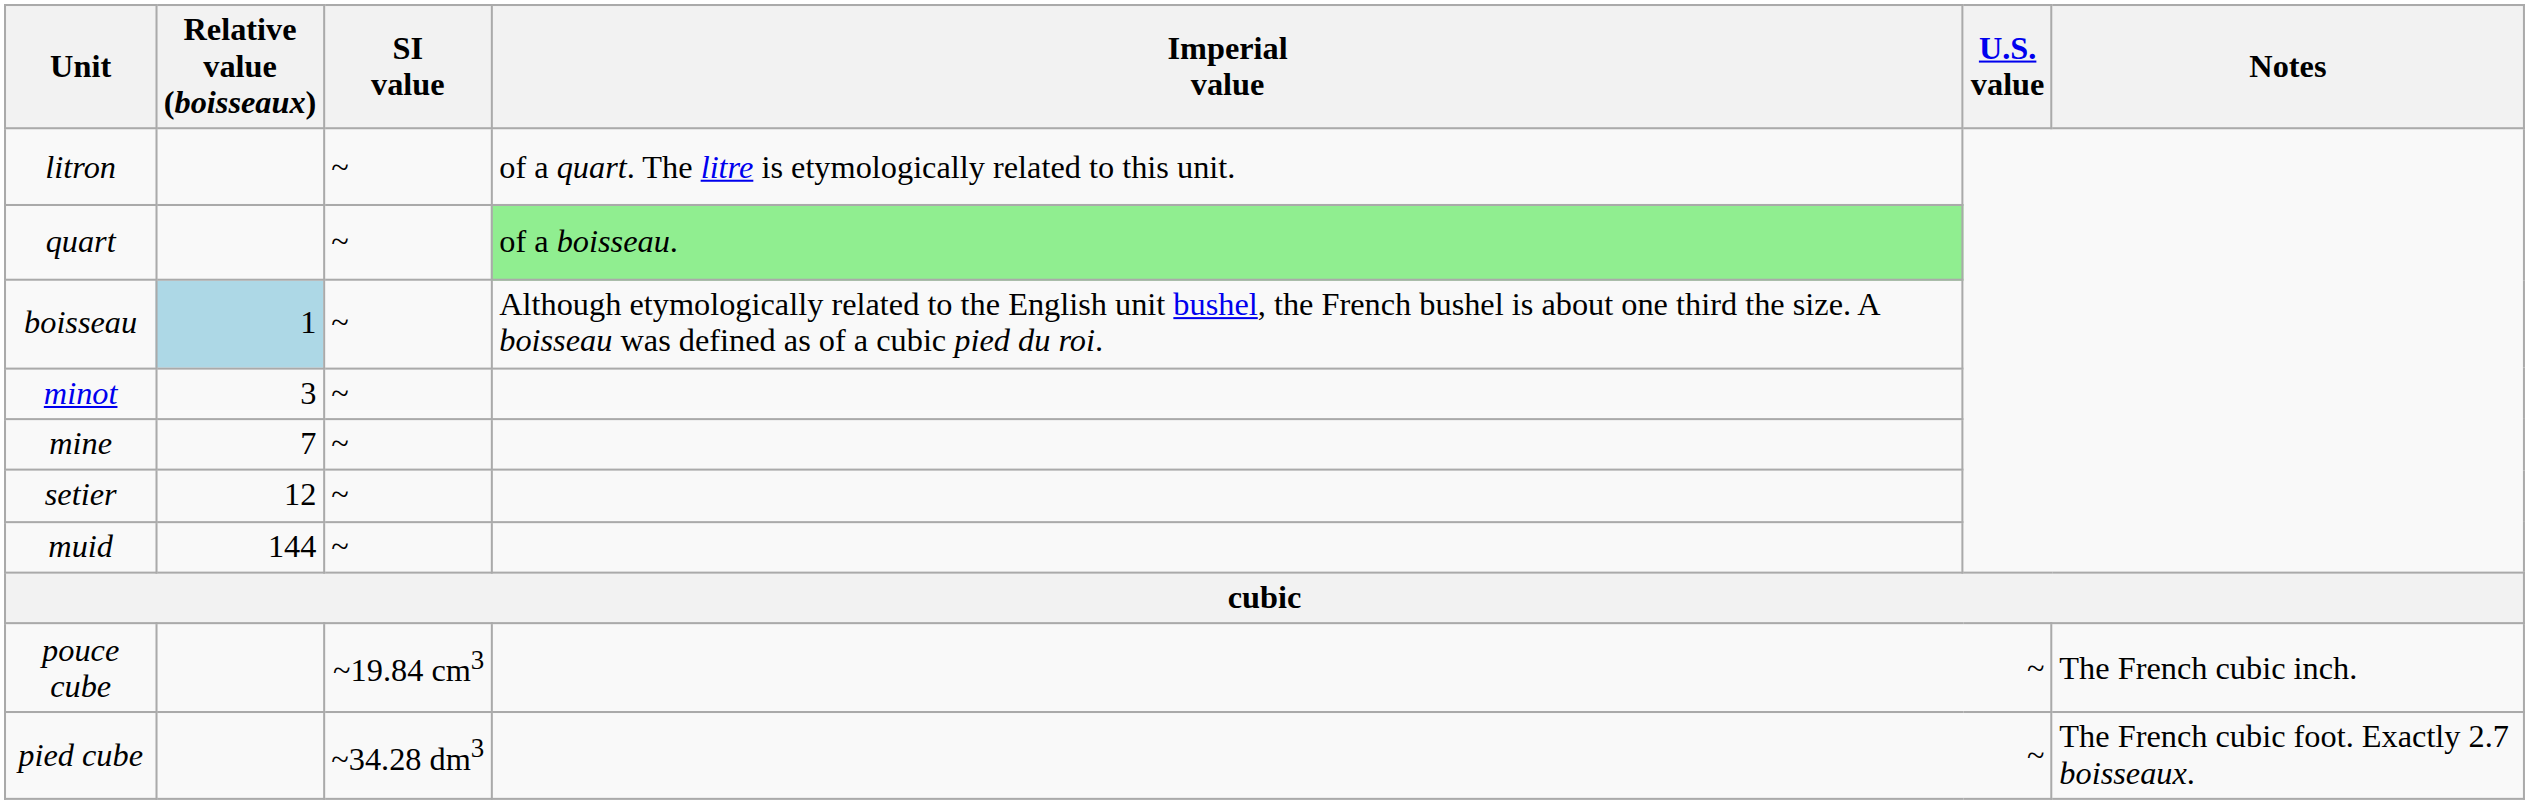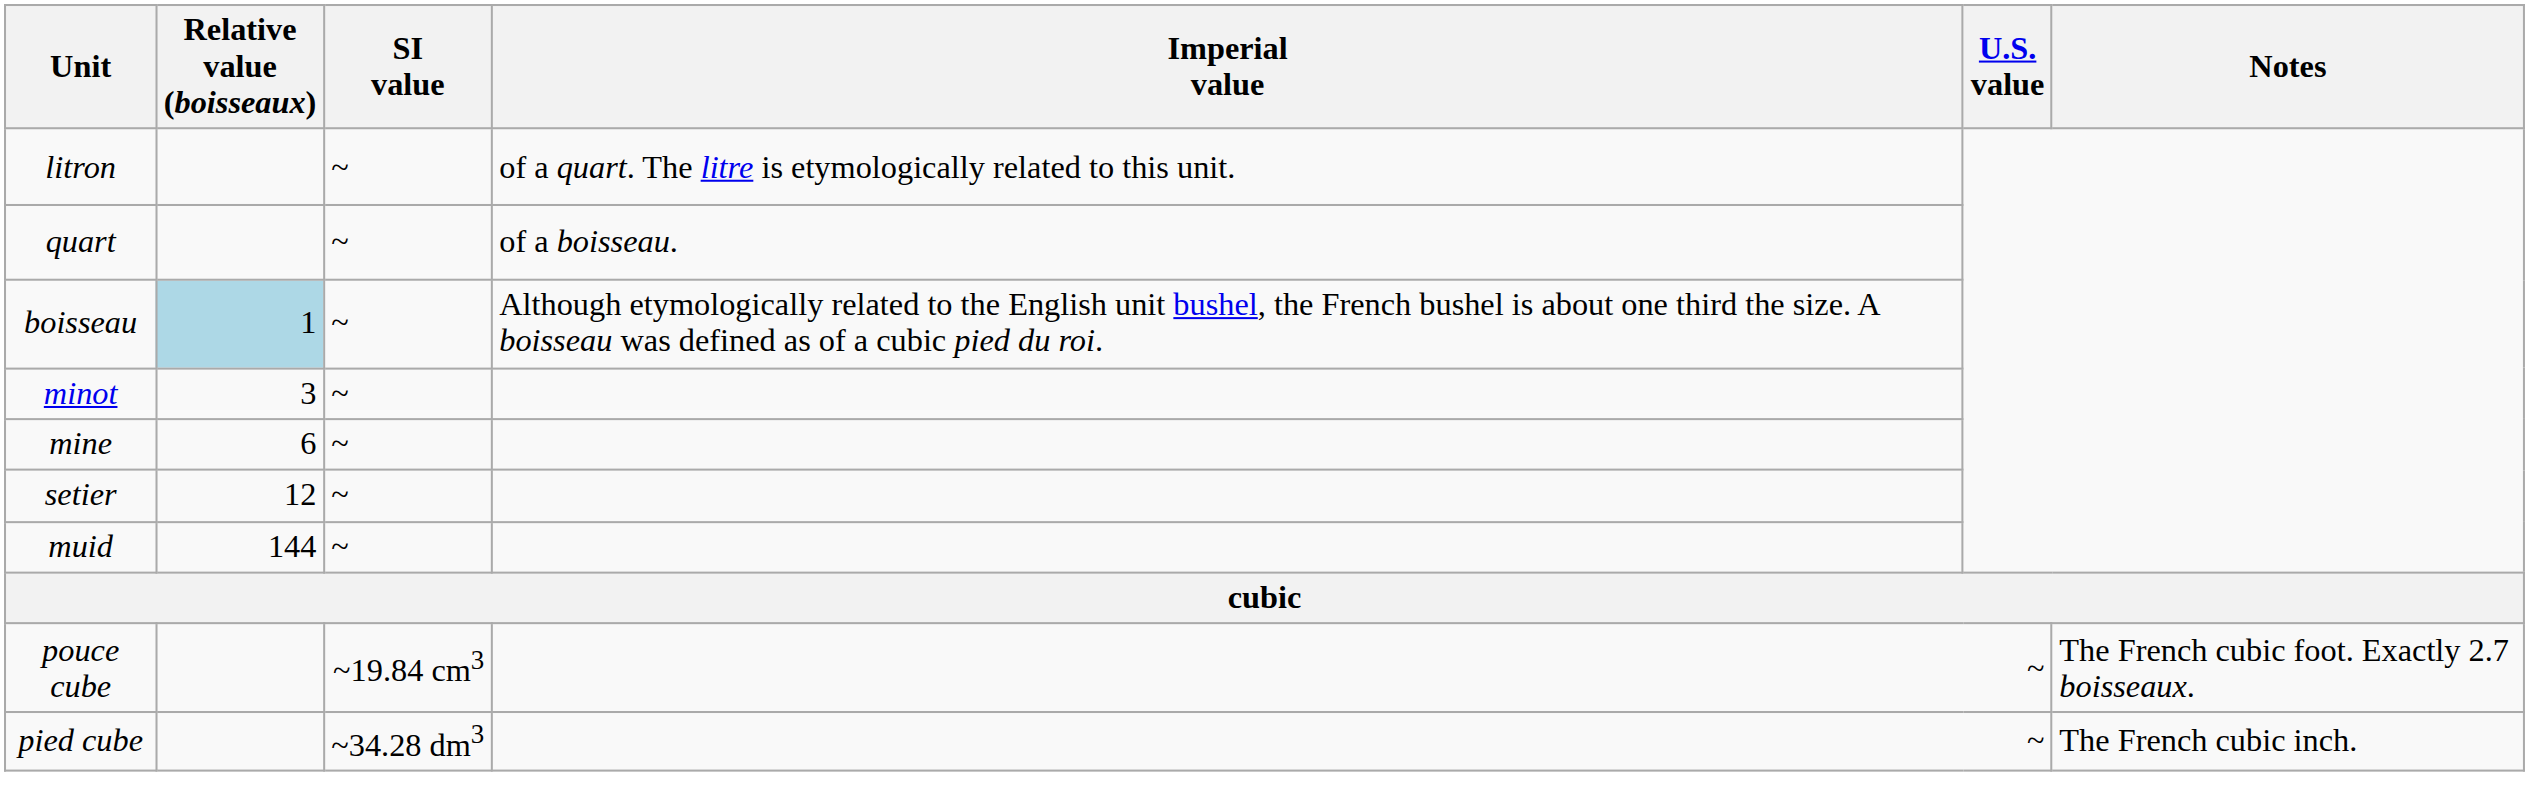(589, 241) lightgreen background -> (589, 241) no background
(308, 443) 7 -> (308, 443) 6
(2208, 667) The French cubic inch. -> (2284, 667) The French cubic foot. Exactly 2.7 boisseaux.
(2284, 754) The French cubic foot. Exactly 2.7 boisseaux. -> (2208, 740) The French cubic inch.
